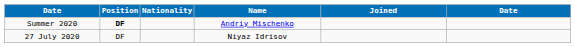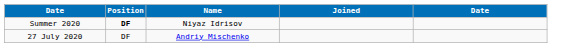- column: (167, 10)
(257, 23) Andriy Mischenko -> (213, 23) Niyaz Idrisov
(257, 36) Niyaz Idrisov -> (213, 36) Andriy Mischenko
